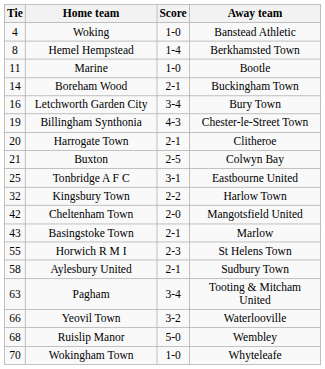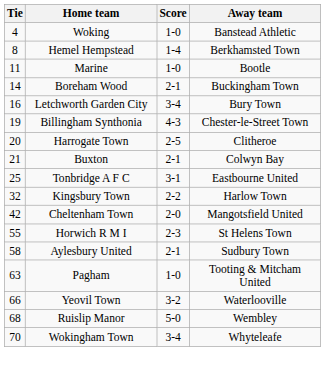(173, 141) 2-1 -> (173, 141) 2-5
(173, 159) 2-5 -> (173, 159) 2-1
- row: (91, 232)
(173, 294) 3-4 -> (173, 275) 1-0
(173, 355) 1-0 -> (173, 337) 3-4
